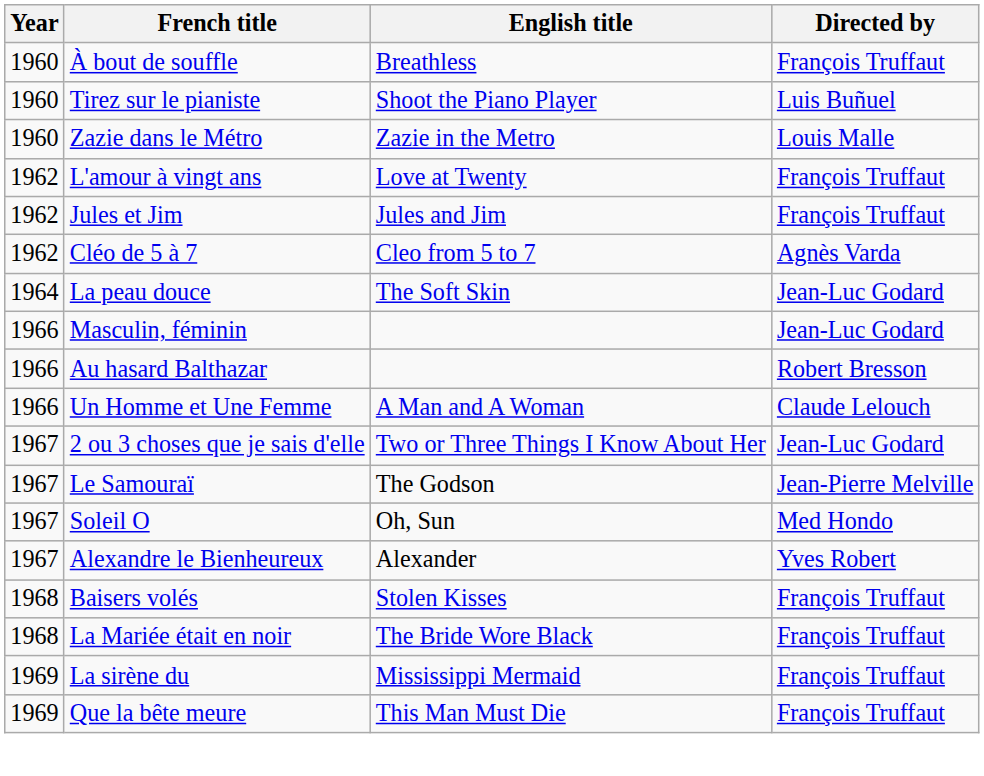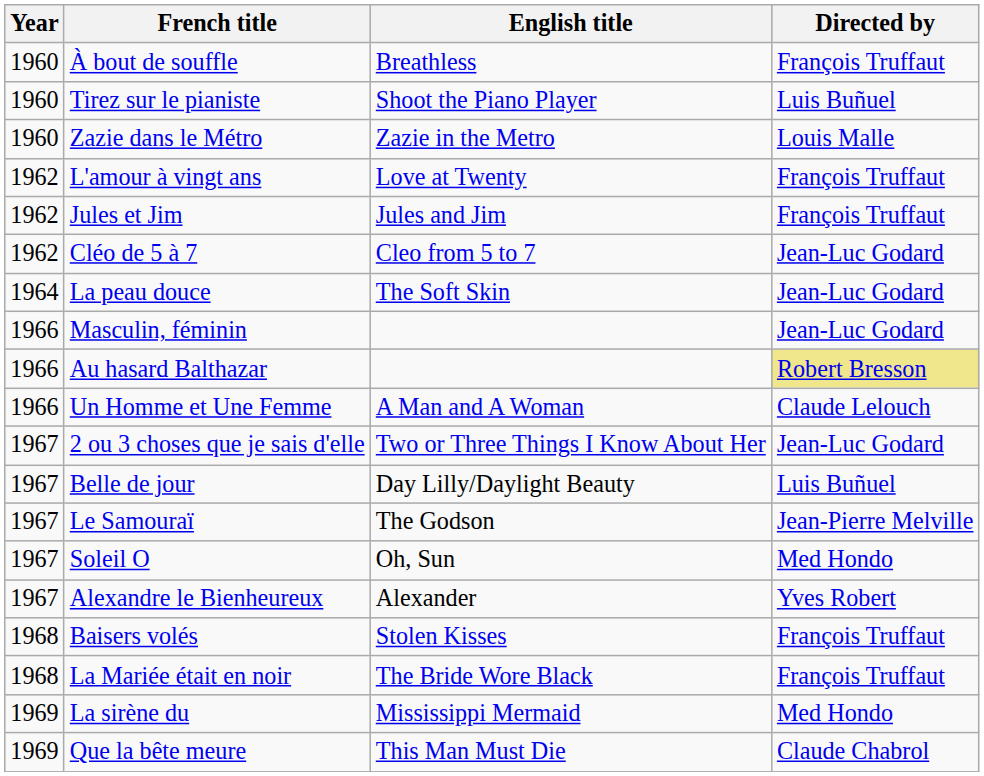(839, 253) Agnès Varda -> (860, 253) Jean-Luc Godard
(852, 368) no background -> (852, 368) khaki background
+ row: (132, 483)
(861, 675) François Truffaut -> (835, 713) Med Hondo
(861, 713) François Truffaut -> (853, 751) Claude Chabrol
